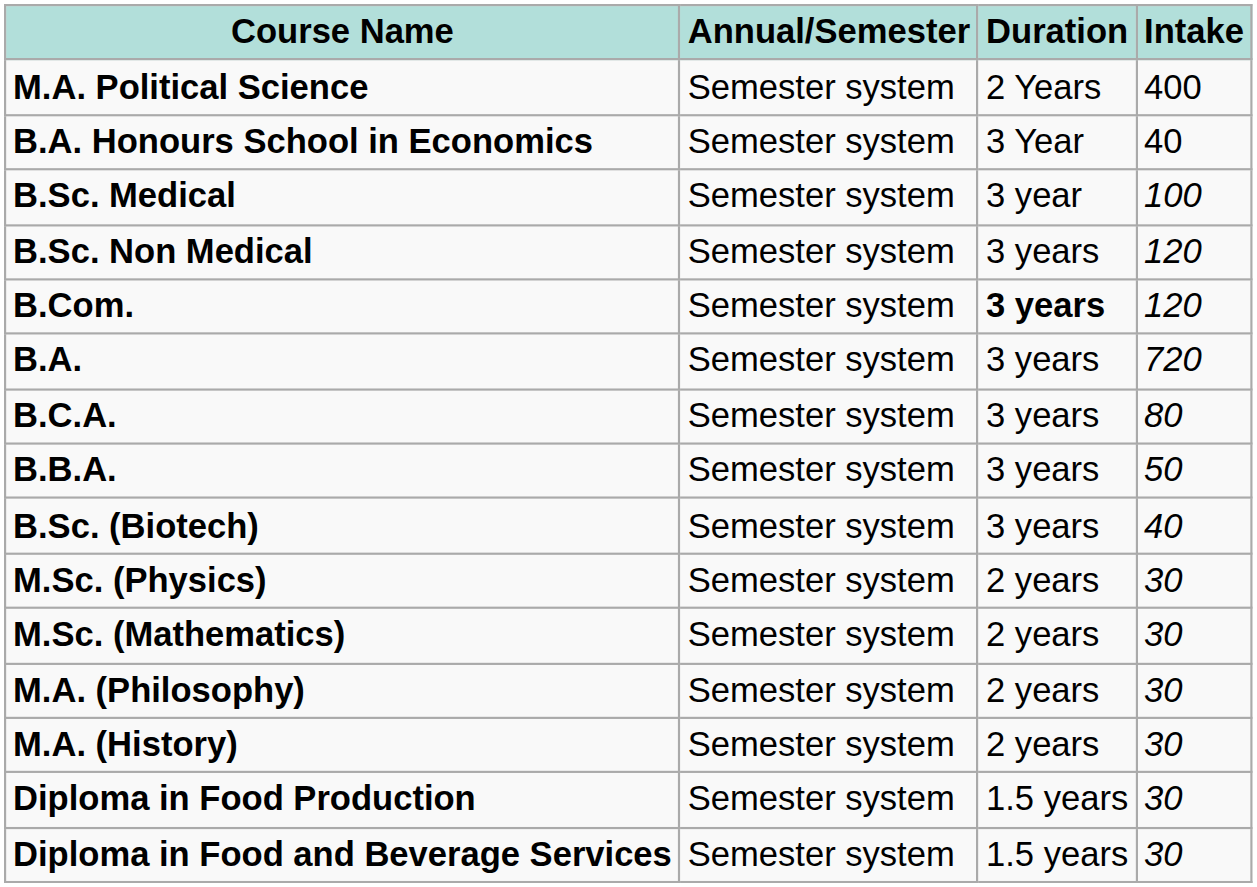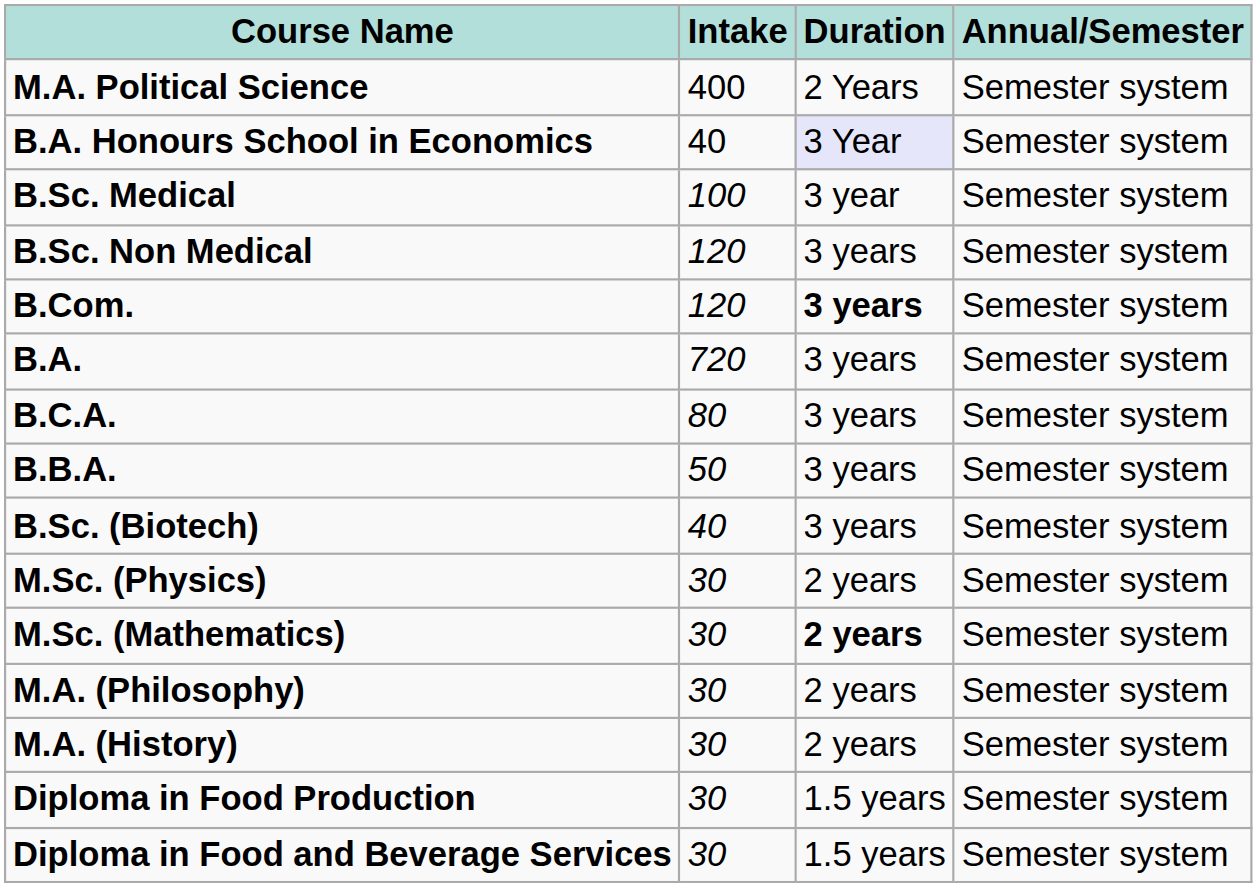columns swapped: (1194, 31) <-> (829, 31)
(1035, 141) no background -> (853, 141) lavender background
(1043, 634) normal -> (863, 634) bold
